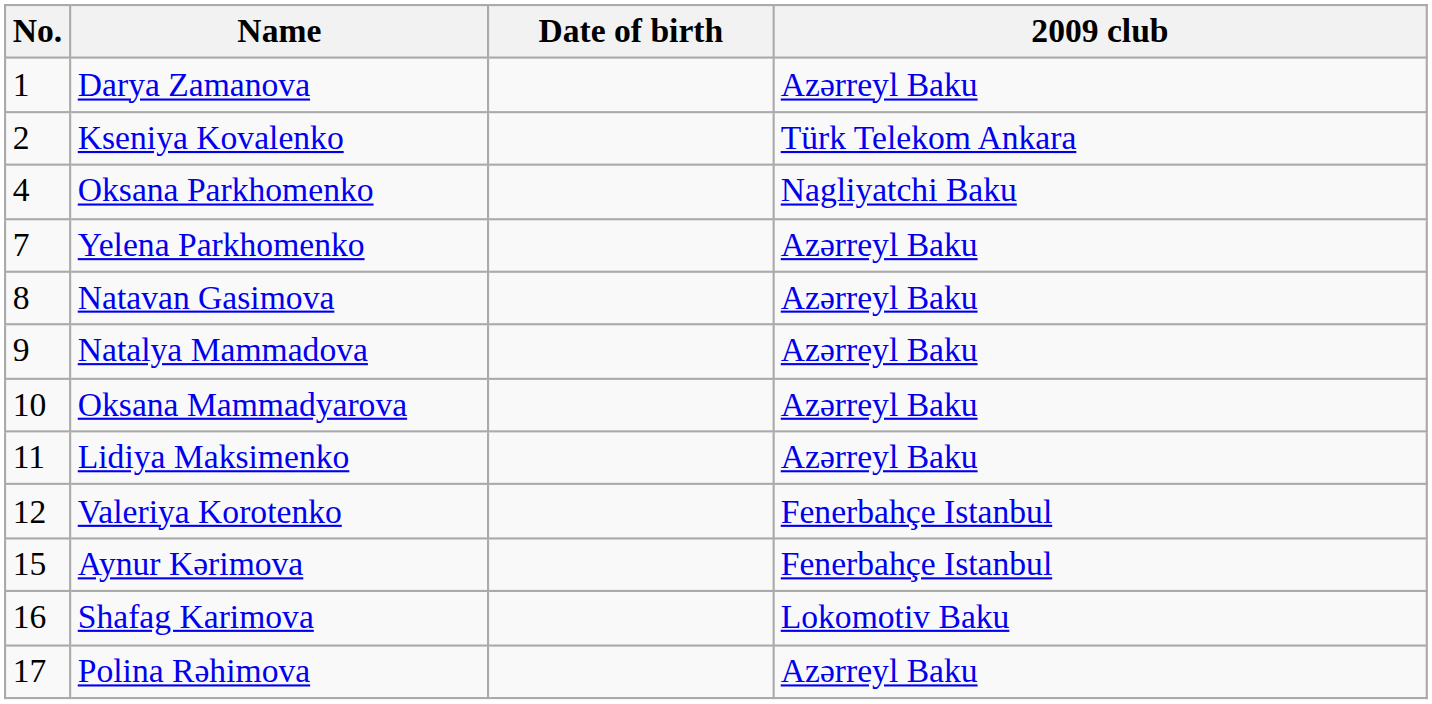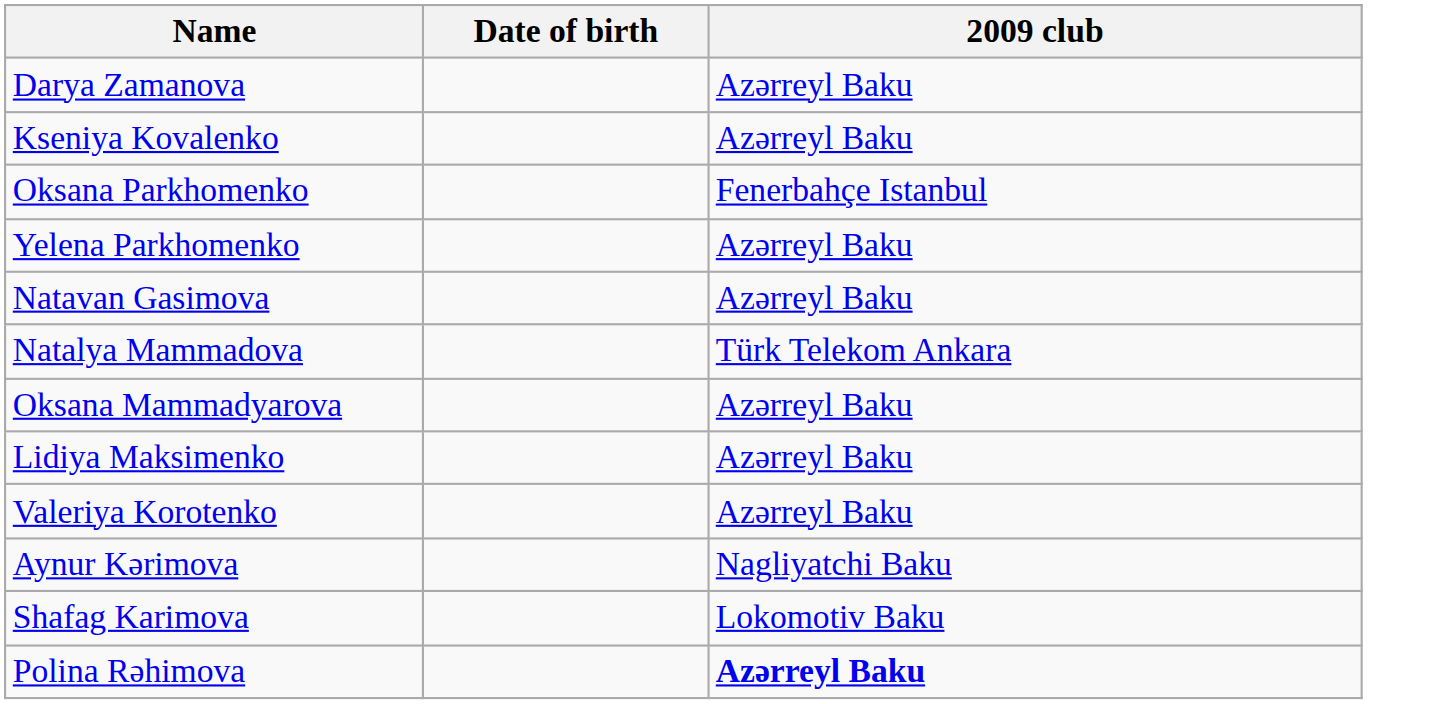- column: (38, 31)
(929, 137) Türk Telekom Ankara -> (814, 137) Azərreyl Baku
(899, 191) Nagliyatchi Baku -> (852, 191) Fenerbahçe Istanbul
(879, 350) Azərreyl Baku -> (864, 350) Türk Telekom Ankara
(916, 510) Fenerbahçe Istanbul -> (814, 510) Azərreyl Baku
(916, 564) Fenerbahçe Istanbul -> (834, 564) Nagliyatchi Baku
(879, 670) normal -> (820, 670) bold
